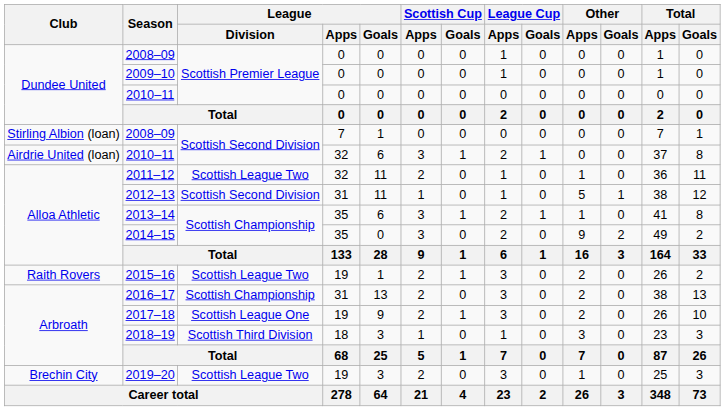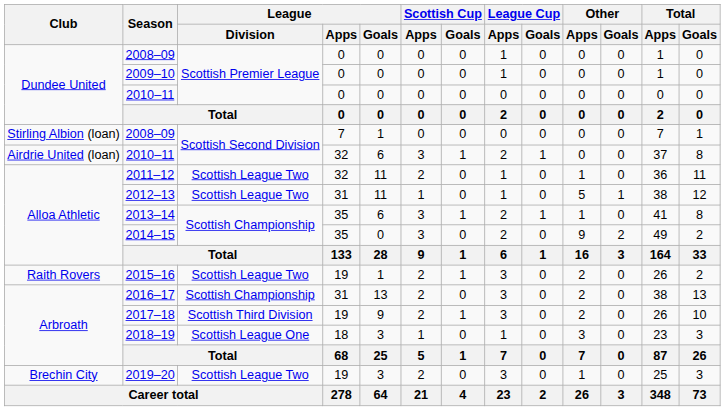(250, 194) Scottish Second Division -> (250, 194) Scottish League Two
(250, 315) Scottish League One -> (250, 315) Scottish Third Division
(250, 335) Scottish Third Division -> (250, 335) Scottish League One
